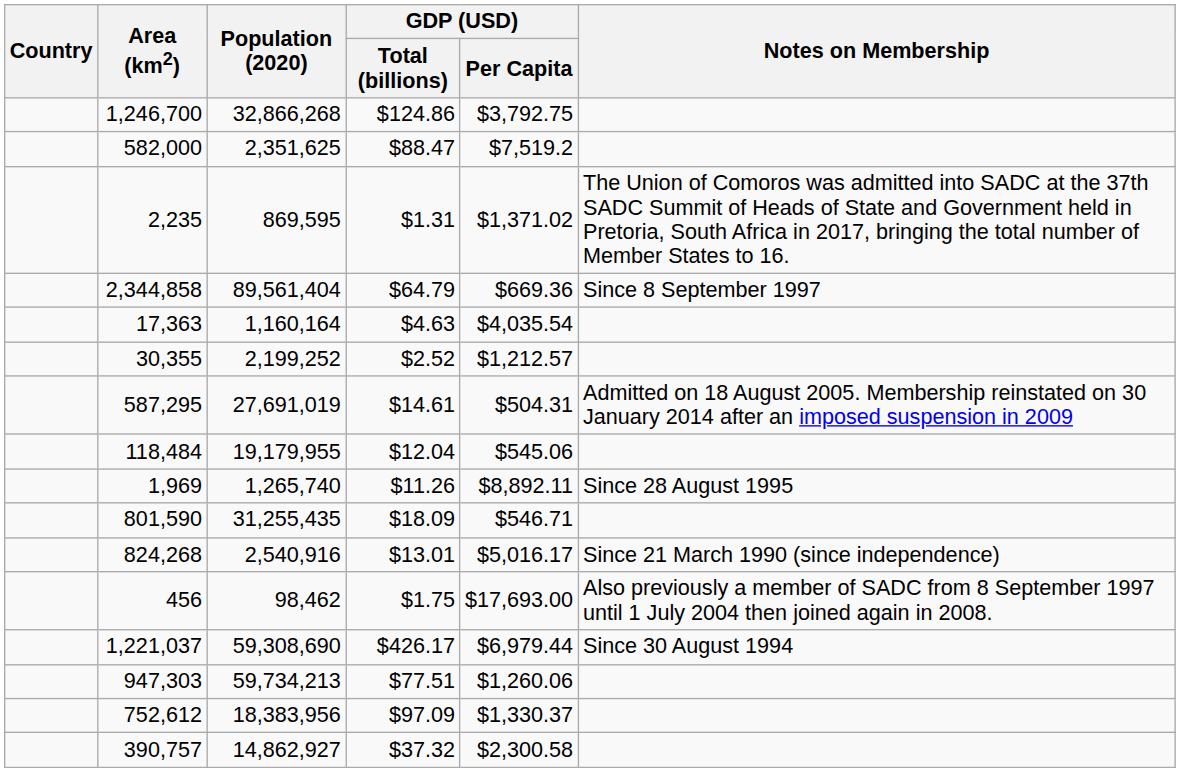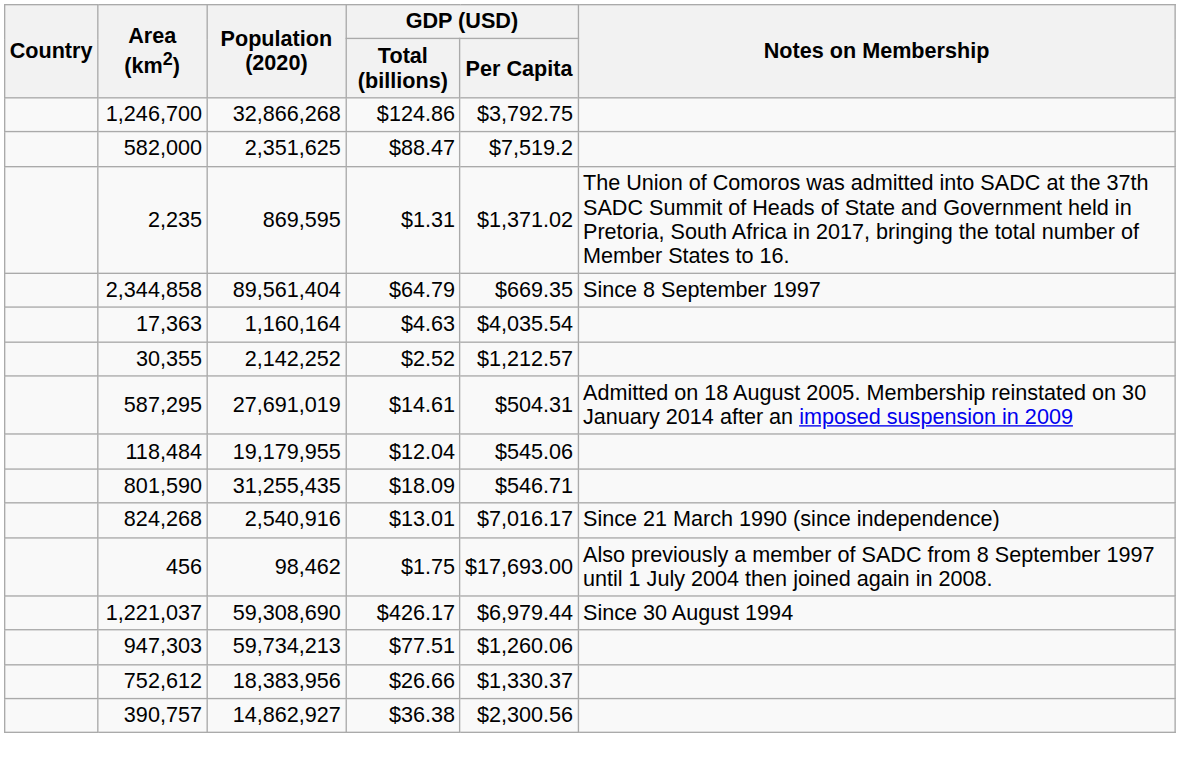(534, 290) $669.36 -> (534, 290) $669.35
(293, 358) 2,199,252 -> (293, 358) 2,142,252
- row: (175, 485)
(525, 554) $5,016.17 -> (525, 519) $7,016.17
(422, 715) $97.09 -> (422, 681) $26.66
(422, 749) $37.32 -> (422, 715) $36.38
(525, 749) $2,300.58 -> (525, 715) $2,300.56
